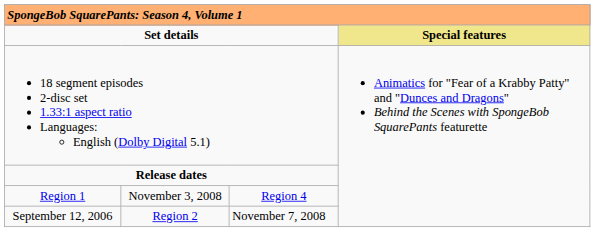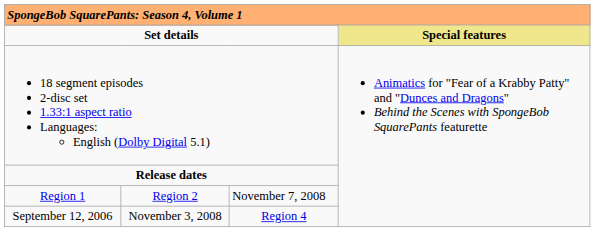(175, 195) November 3, 2008 -> (175, 195) Region 2
(284, 195) Region 4 -> (279, 195) November 7, 2008
(175, 216) Region 2 -> (175, 216) November 3, 2008
(279, 216) November 7, 2008 -> (284, 216) Region 4
